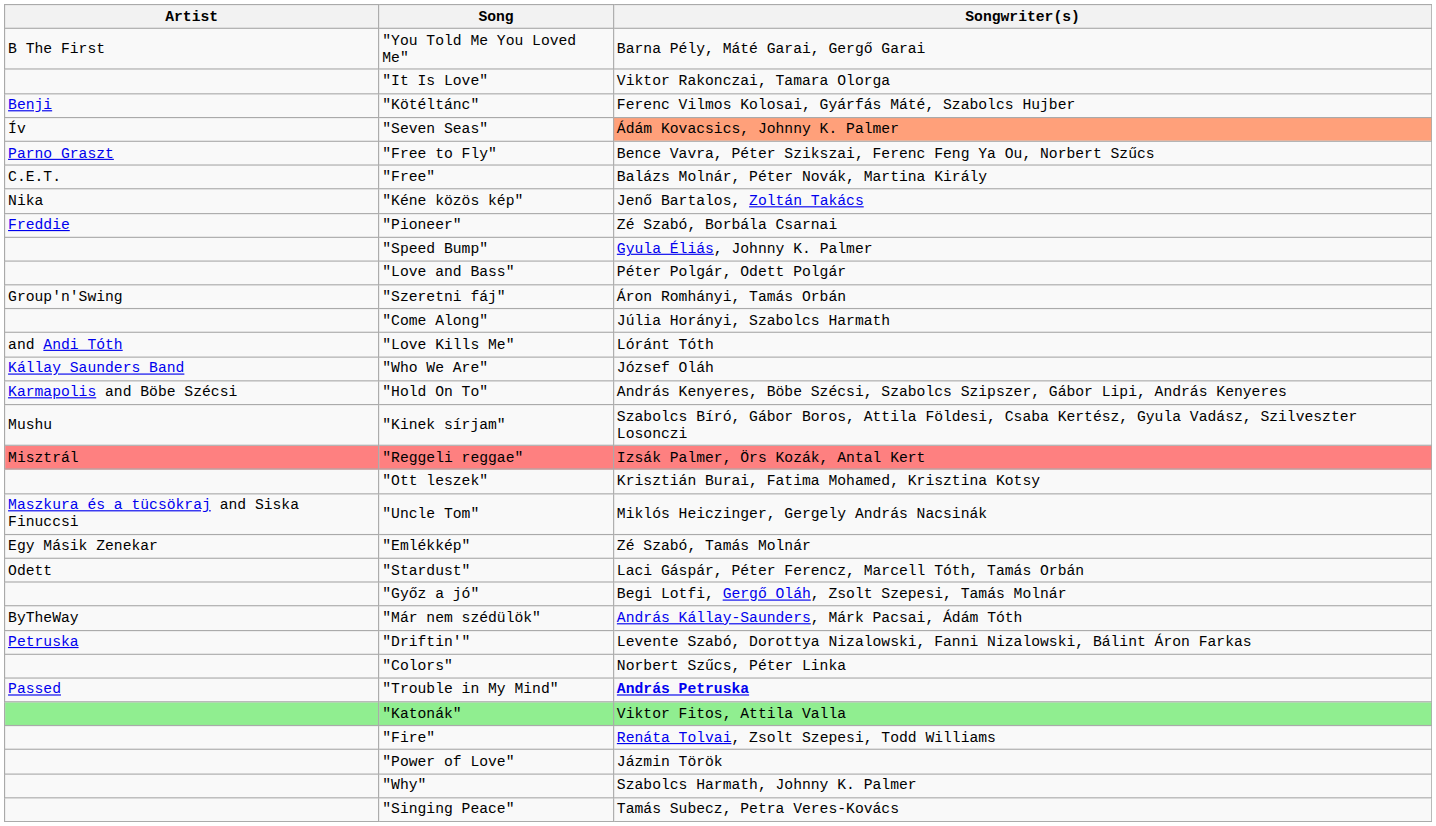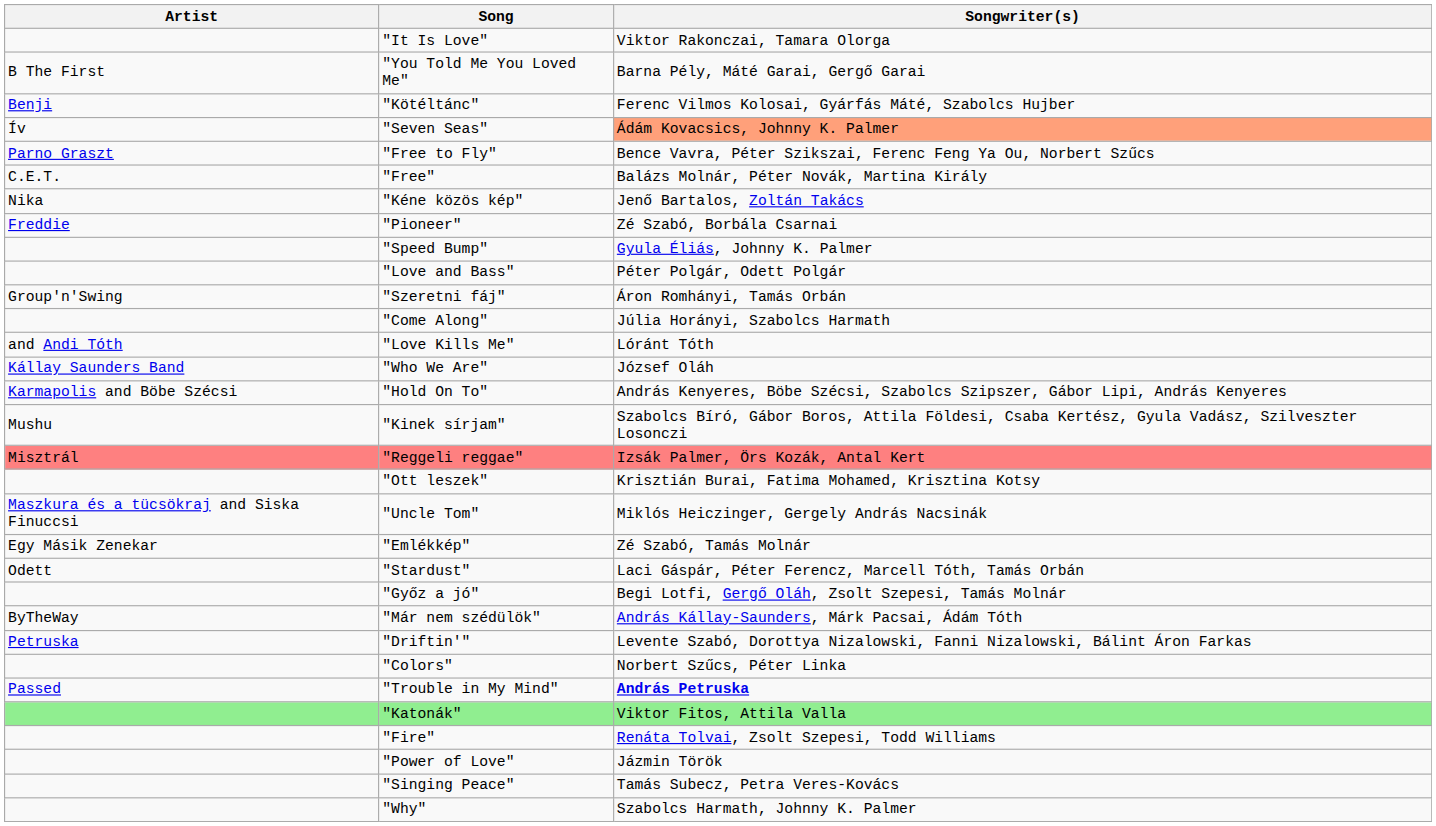rows swapped: (435, 81) <-> (479, 49)
rows swapped: (404, 786) <-> (448, 810)
